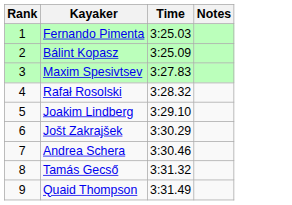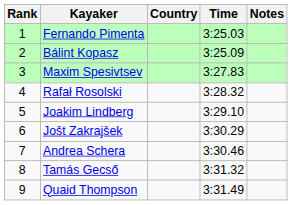+ column: (174, 14)
